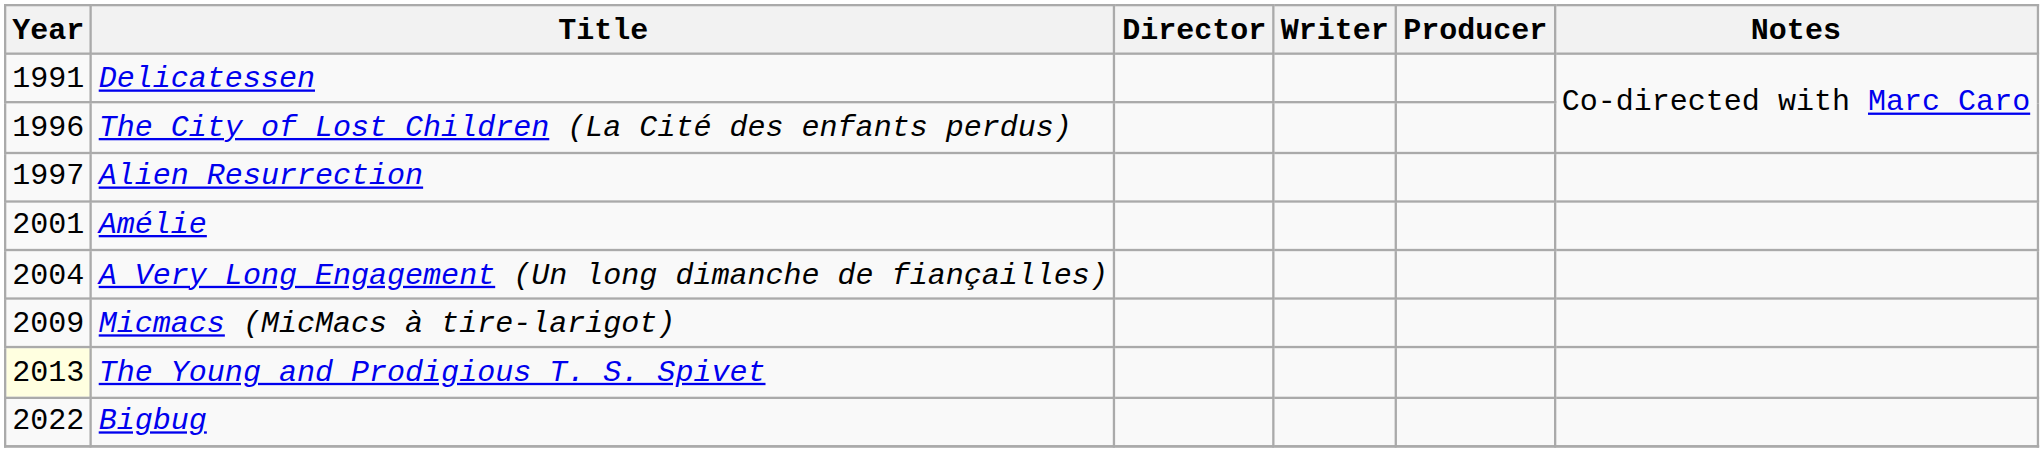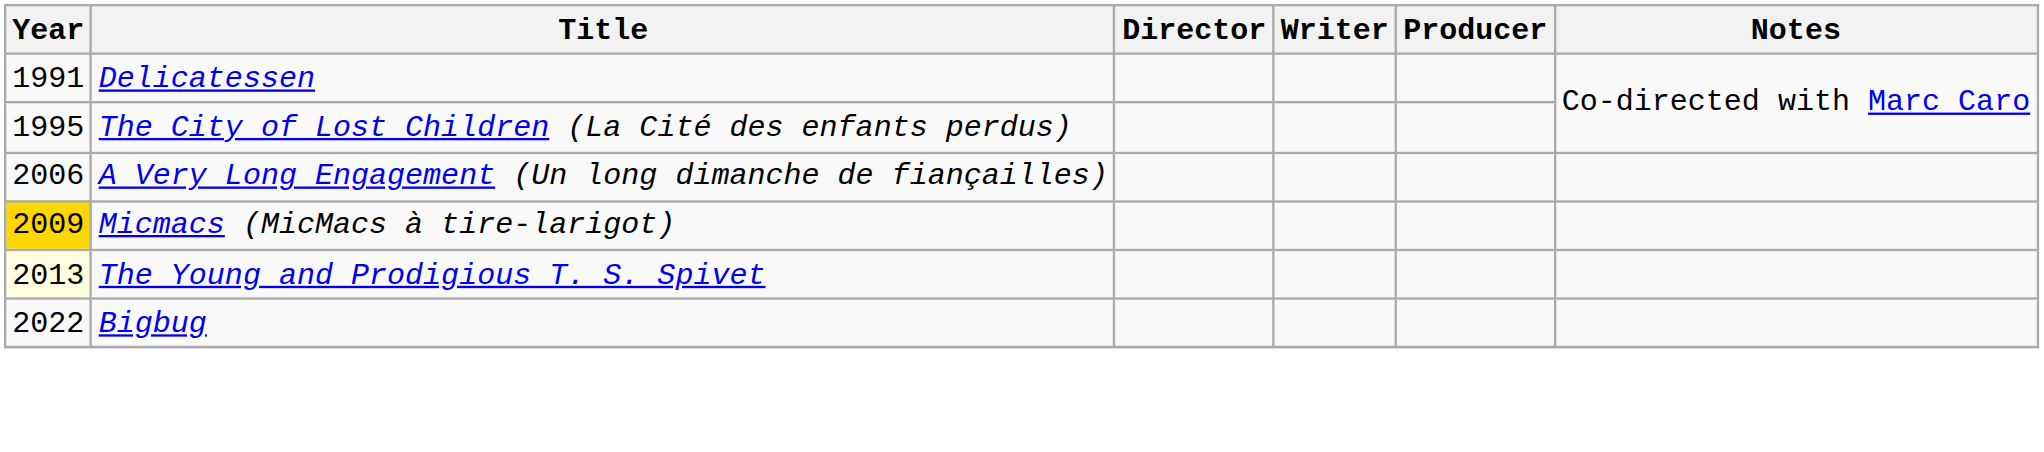(48, 128) 1996 -> (48, 128) 1995
- row: (261, 176)
- row: (153, 225)
(48, 274) 2004 -> (48, 176) 2006
(48, 323) no background -> (48, 225) gold background
